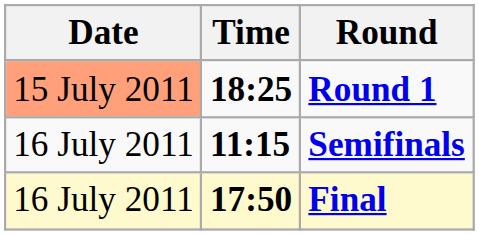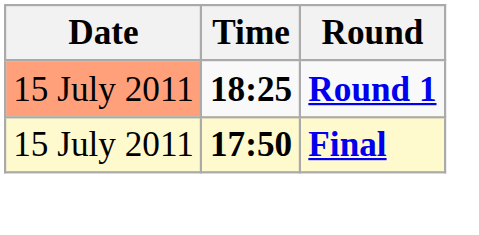- row: (387, 144)
(103, 199) 16 July 2011 -> (103, 144) 15 July 2011
